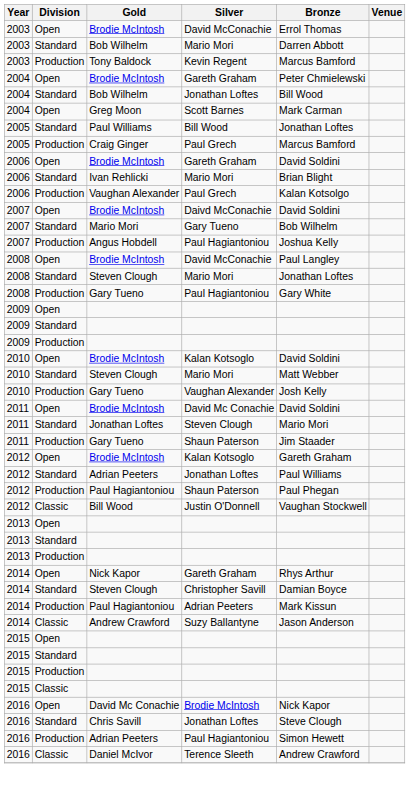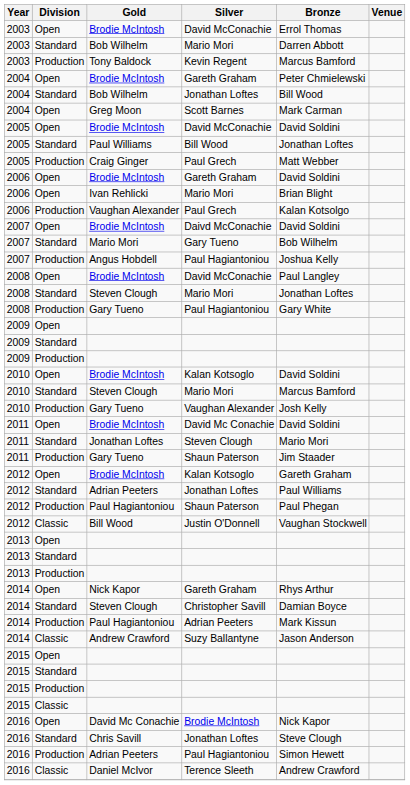+ row: (18, 128)
(317, 144) Marcus Bamford -> (309, 161) Matt Webber
(56, 177) Standard -> (47, 194) Open
(309, 375) Matt Webber -> (317, 392) Marcus Bamford
